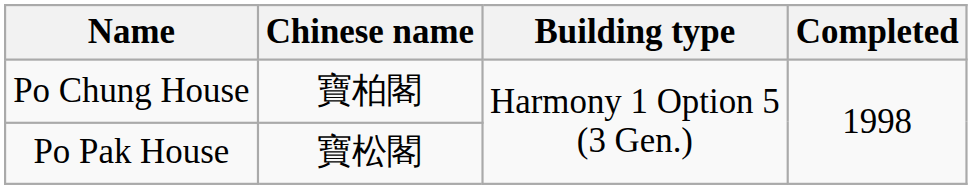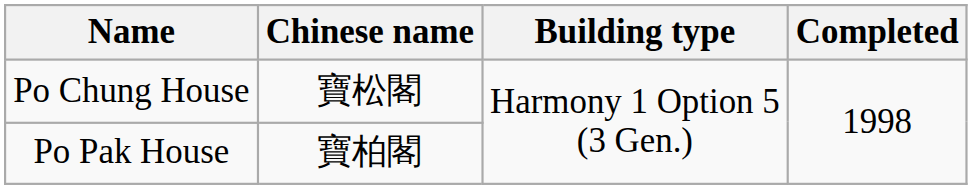(370, 89) 寶柏閣 -> (370, 89) 寶松閣
(370, 151) 寶松閣 -> (370, 151) 寶柏閣
